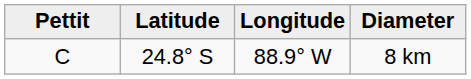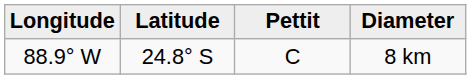columns swapped: (62, 21) <-> (293, 21)
